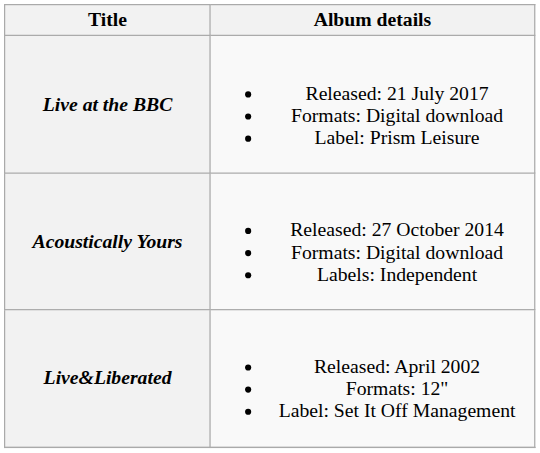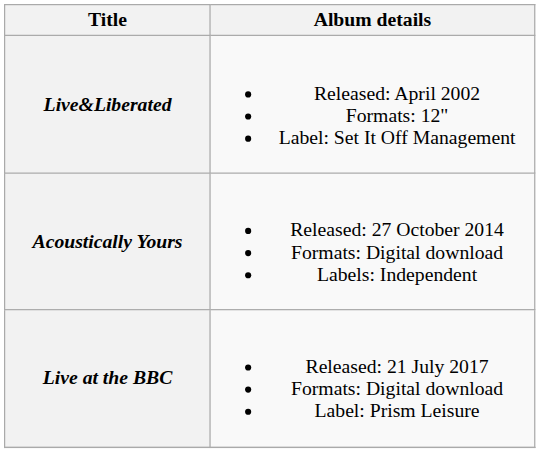rows swapped: (108, 378) <-> (108, 104)
